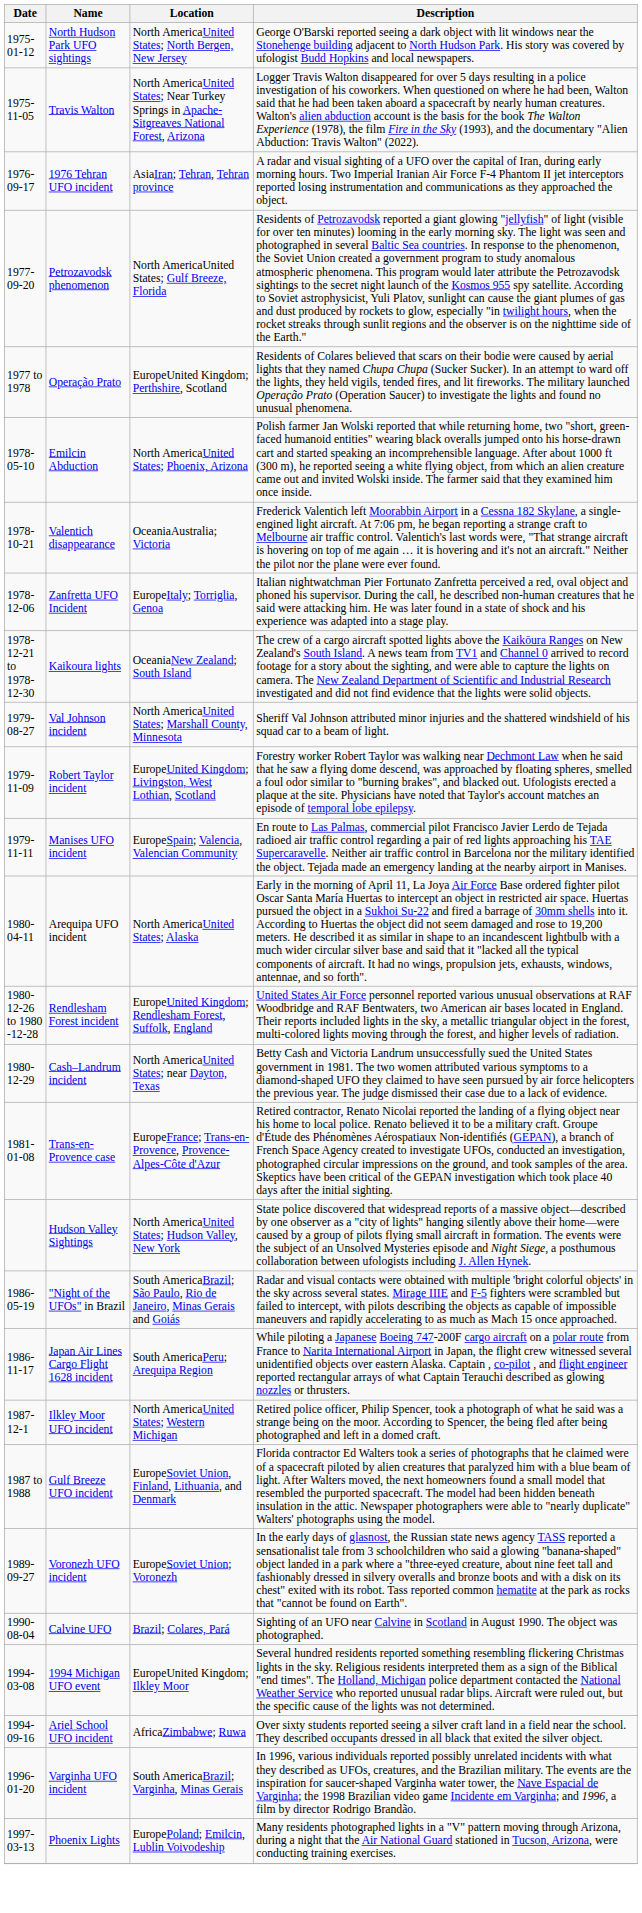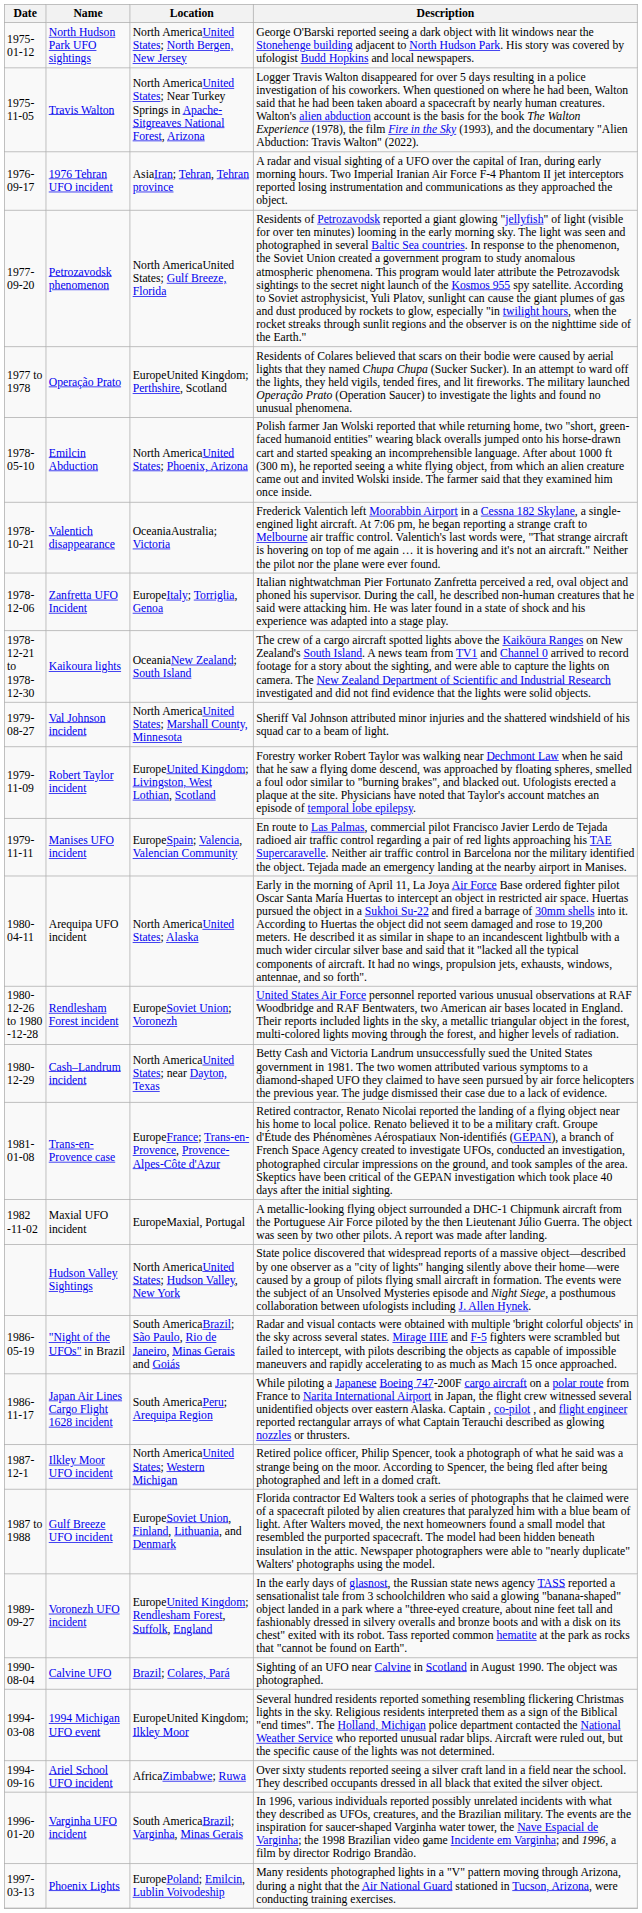(191, 1015) EuropeUnited Kingdom; Rendlesham Forest, Suffolk, England -> (182, 1015) EuropeSoviet Union; Voronezh
+ row: (78, 1222)
(182, 1571) EuropeSoviet Union; Voronezh -> (191, 1615) EuropeUnited Kingdom; Rendlesham Forest, Suffolk, England
